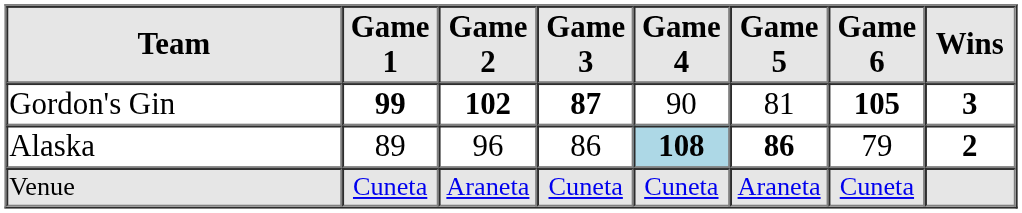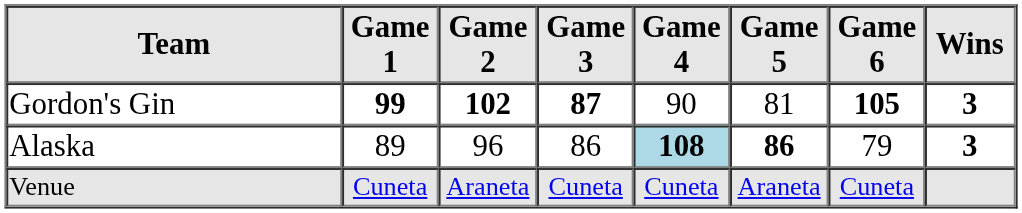(970, 146) 2 -> (970, 146) 3
